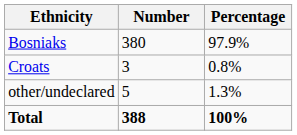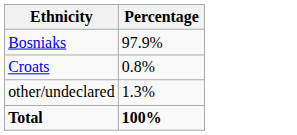- column: (161, 17)
